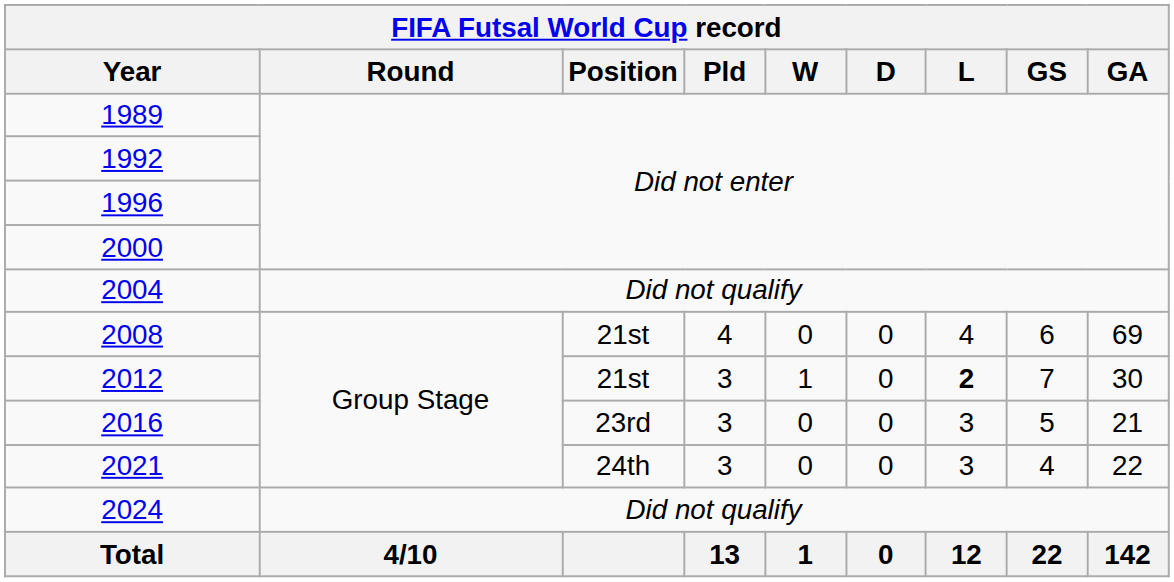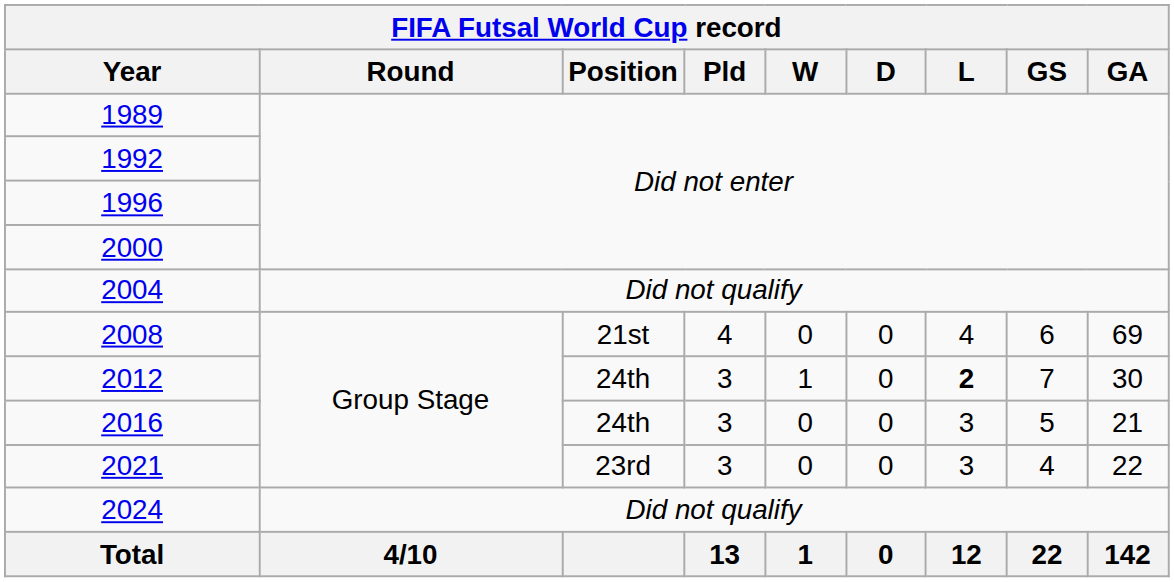(623, 379) 21st -> (623, 379) 24th
(623, 422) 23rd -> (623, 422) 24th
(623, 466) 24th -> (623, 466) 23rd
